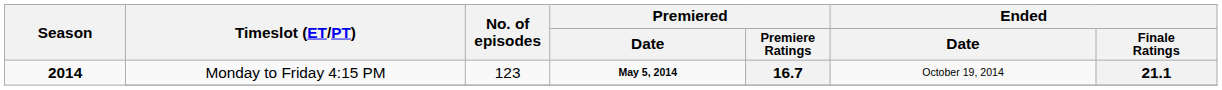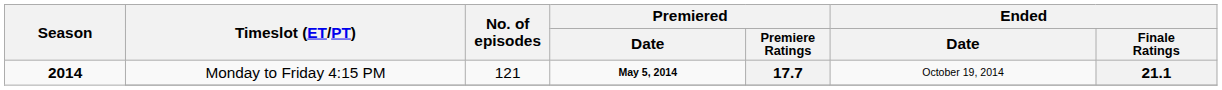(508, 72) 123 -> (508, 72) 121
(788, 72) 16.7 -> (788, 72) 17.7
